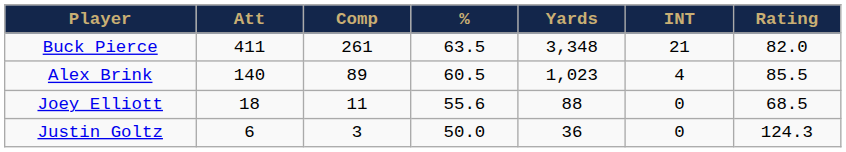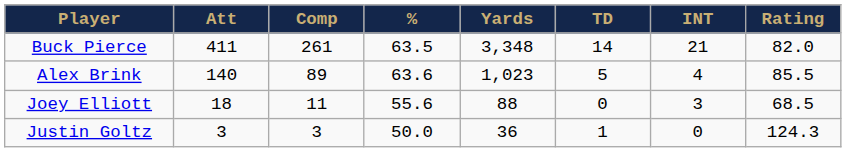+ column: (602, 19)
(464, 76) 60.5 -> (412, 76) 63.6
(679, 104) 0 -> (698, 104) 3
(249, 132) 6 -> (222, 132) 3
